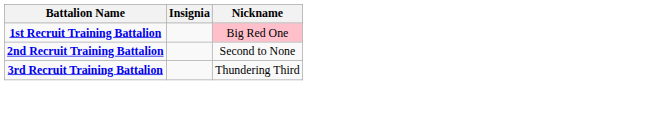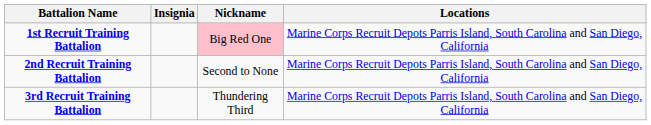+ column: (465, 13)
